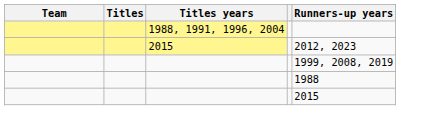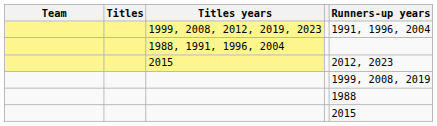+ row: (54, 30)
